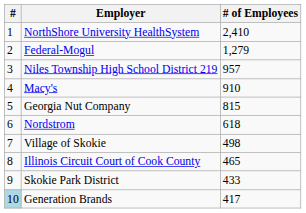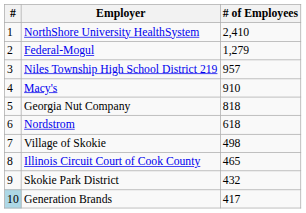(232, 106) 815 -> (232, 106) 818
(232, 180) 433 -> (232, 180) 432
